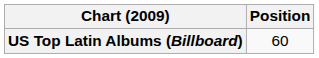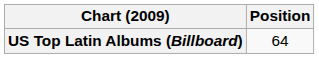(280, 41) 60 -> (280, 41) 64
